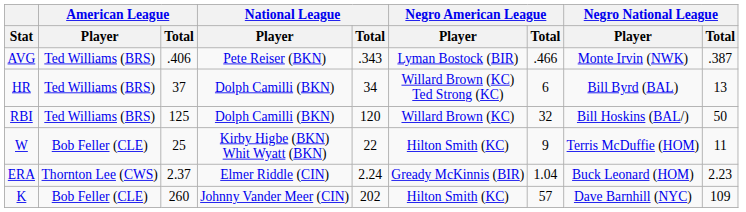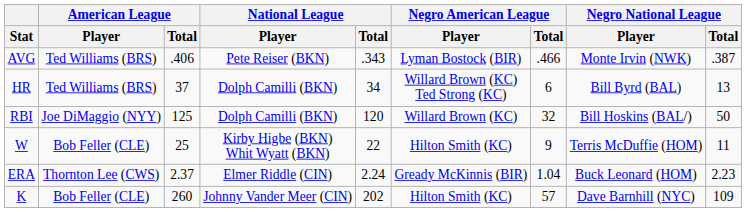(100, 116) Ted Williams (BRS) -> (101, 116) Joe DiMaggio (NYY)
